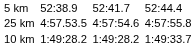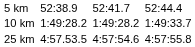rows swapped: (19, 39) <-> (19, 23)
